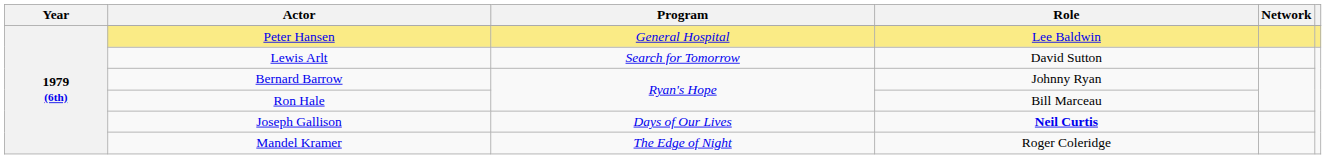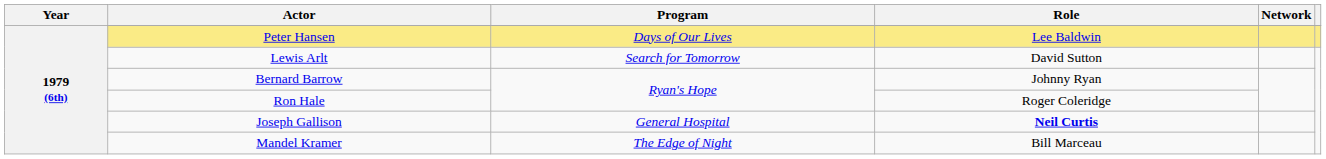(683, 36) General Hospital -> (683, 36) Days of Our Lives
(1066, 100) Bill Marceau -> (1066, 100) Roger Coleridge
(683, 121) Days of Our Lives -> (683, 121) General Hospital
(1066, 143) Roger Coleridge -> (1066, 143) Bill Marceau
